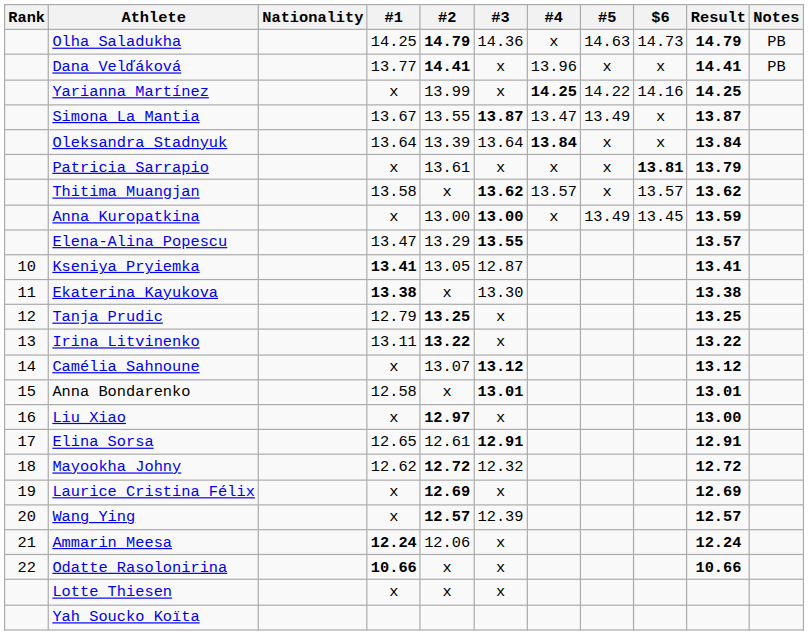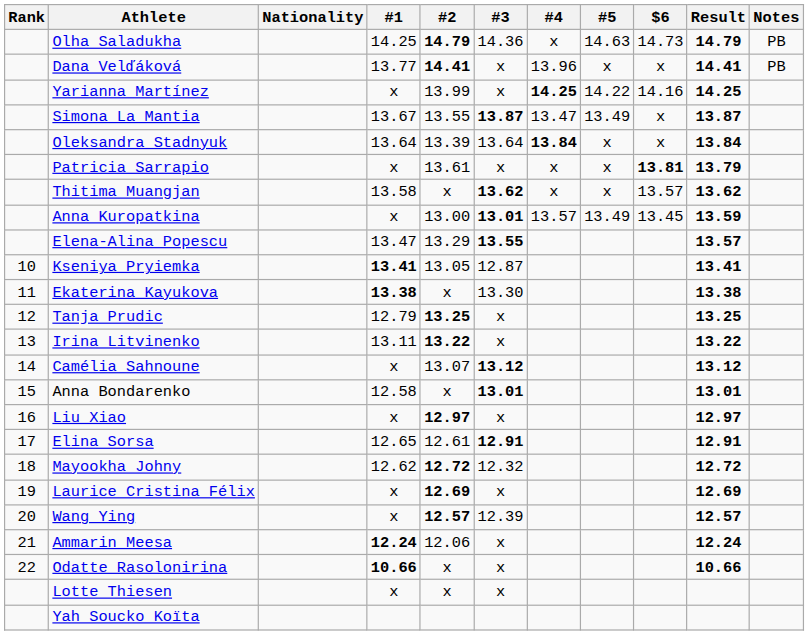(554, 192) 13.57 -> (554, 192) x
(500, 217) 13.00 -> (500, 217) 13.01
(554, 217) x -> (554, 217) 13.57
(718, 417) 13.00 -> (718, 417) 12.97
